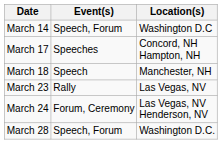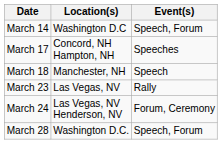columns swapped: (177, 12) <-> (94, 12)
